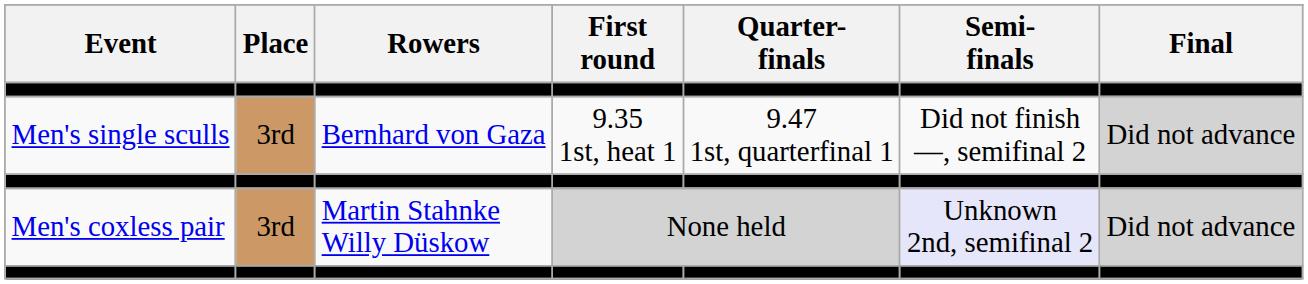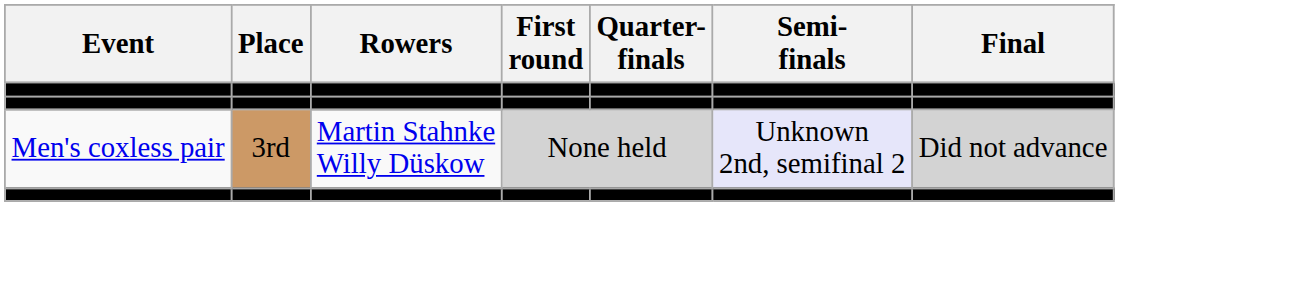- row: (121, 134)
